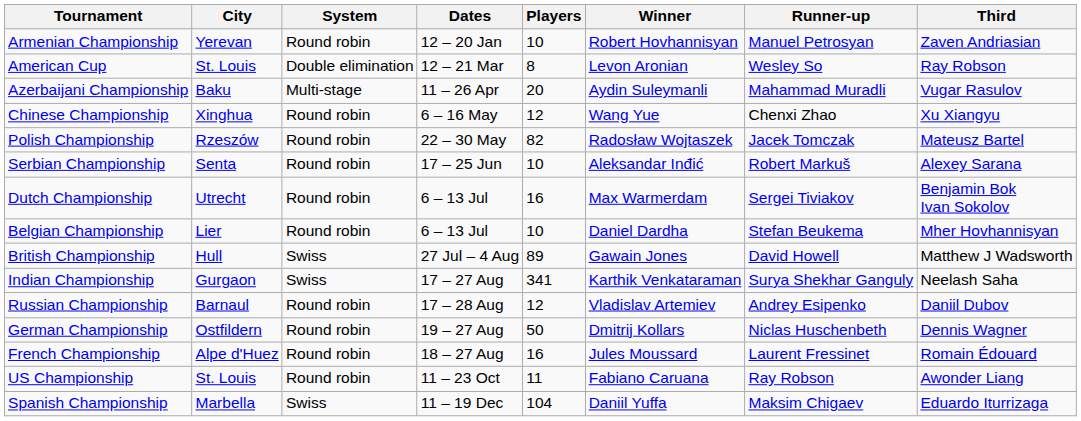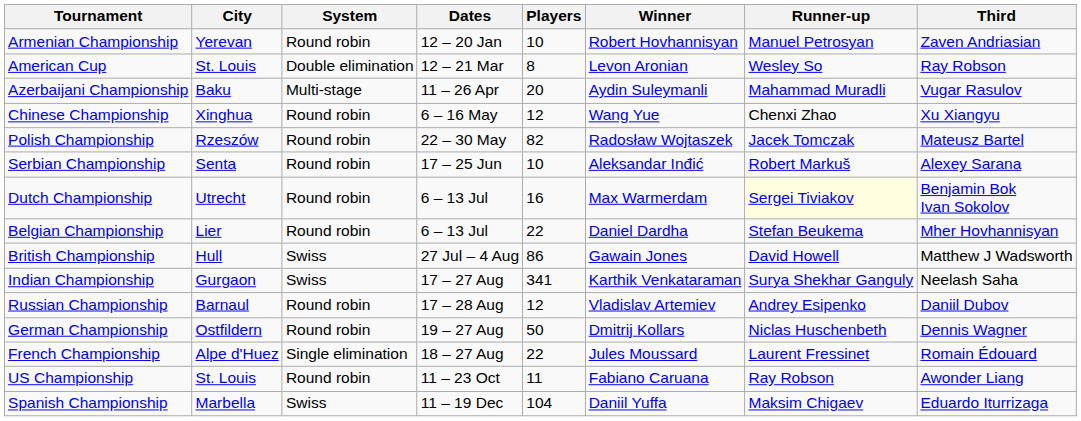(801, 197) no background -> (801, 197) lightyellow background
(535, 231) 10 -> (535, 231) 22
(535, 255) 89 -> (535, 255) 86
(328, 354) Round robin -> (347, 354) Single elimination
(535, 354) 16 -> (535, 354) 22
